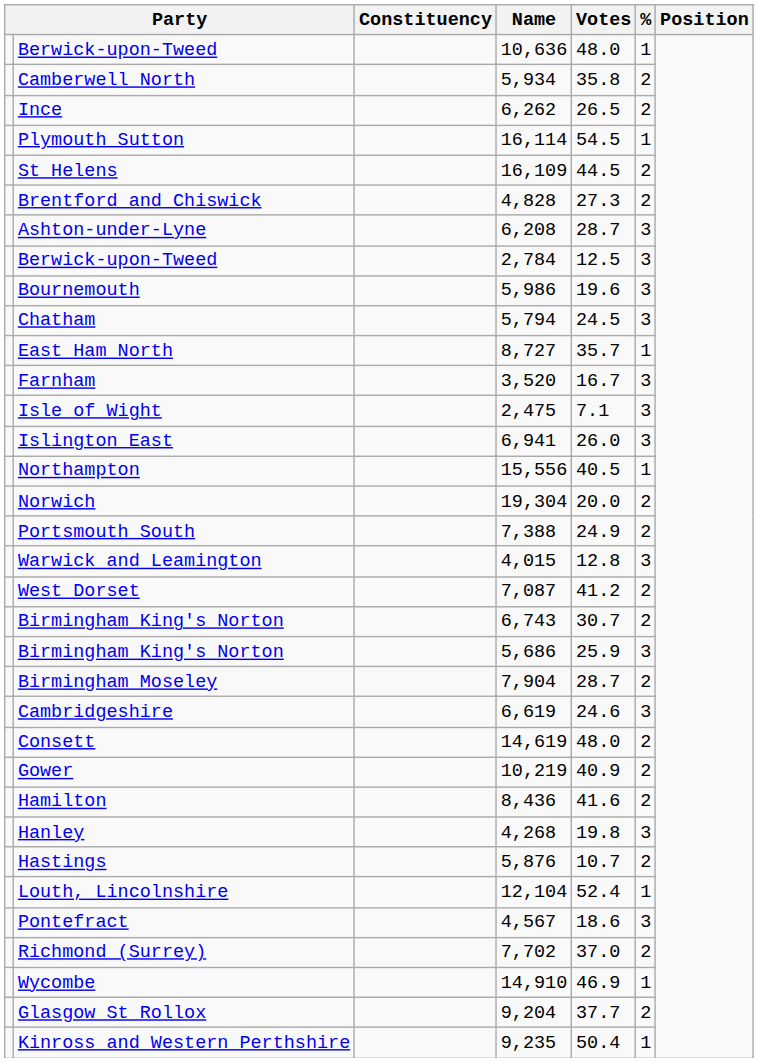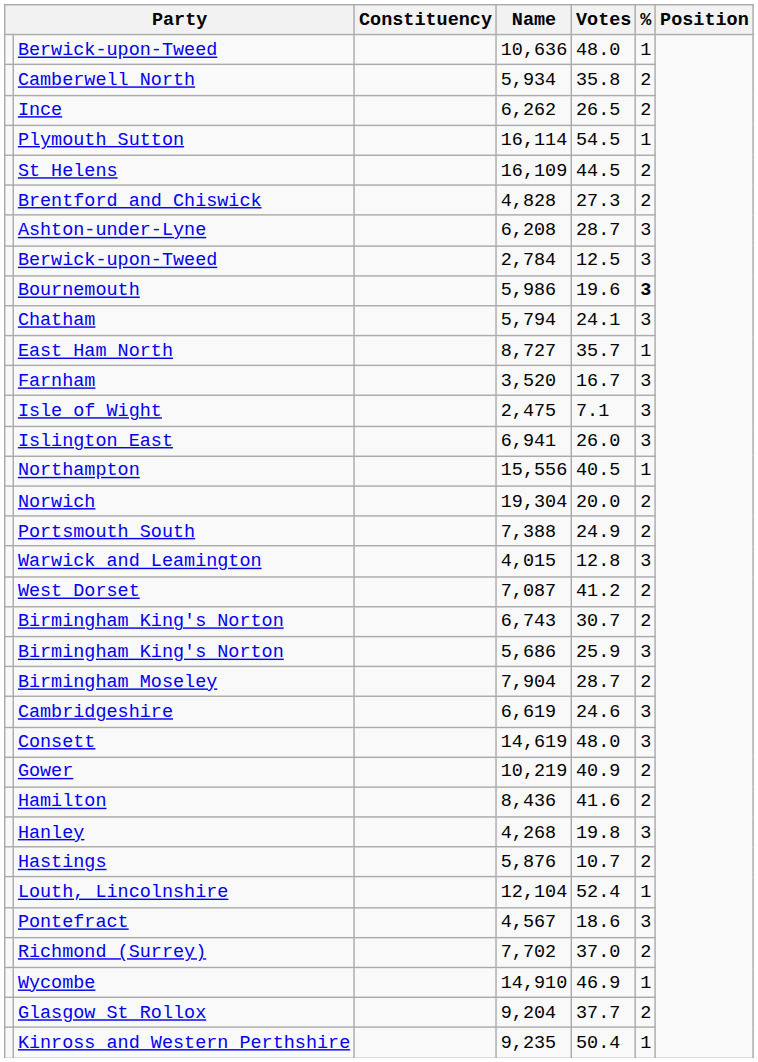(646, 291) normal -> (646, 291) bold
(598, 321) 24.5 -> (598, 321) 24.1
(646, 742) 2 -> (646, 742) 3
